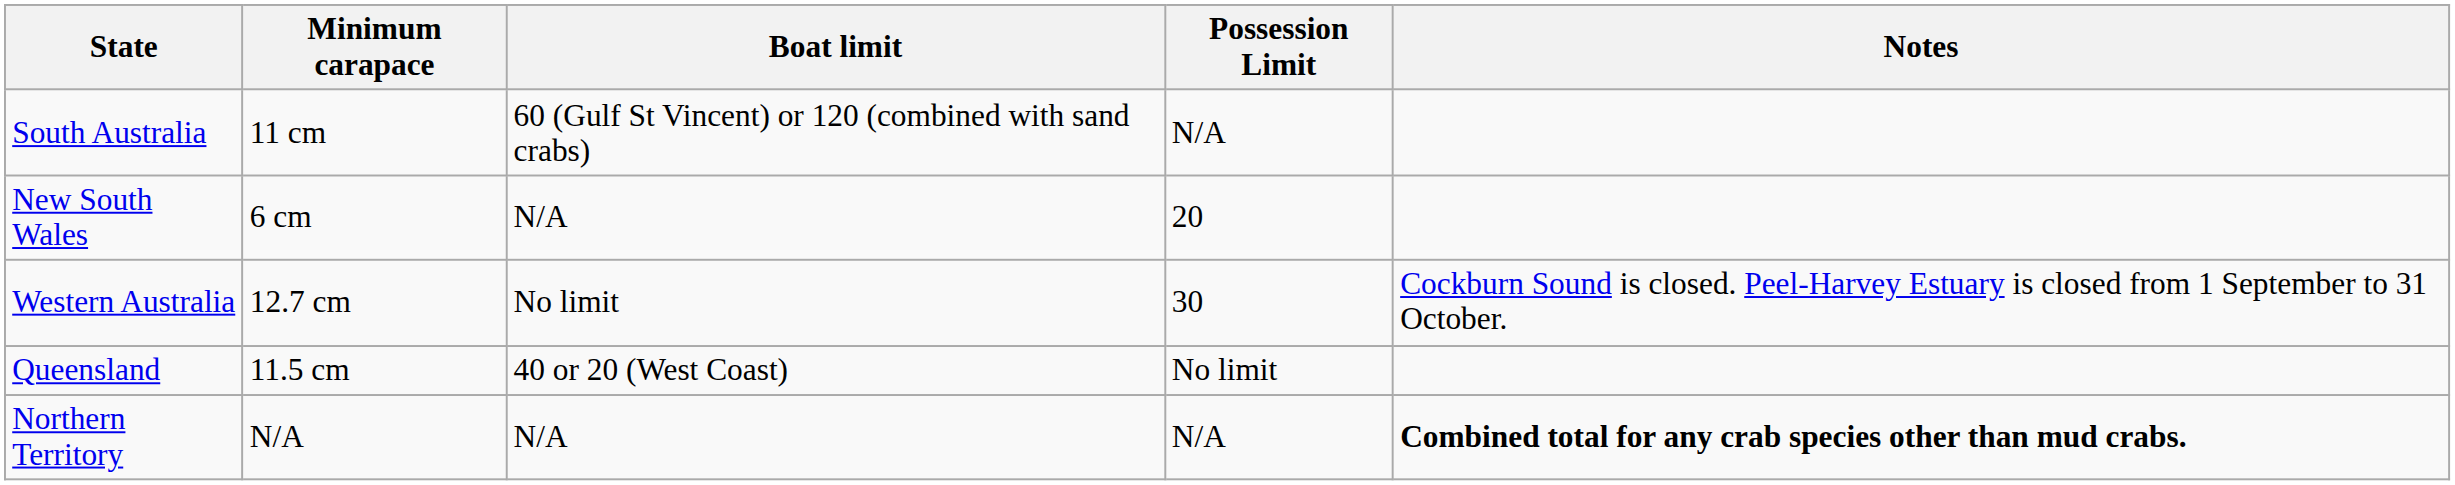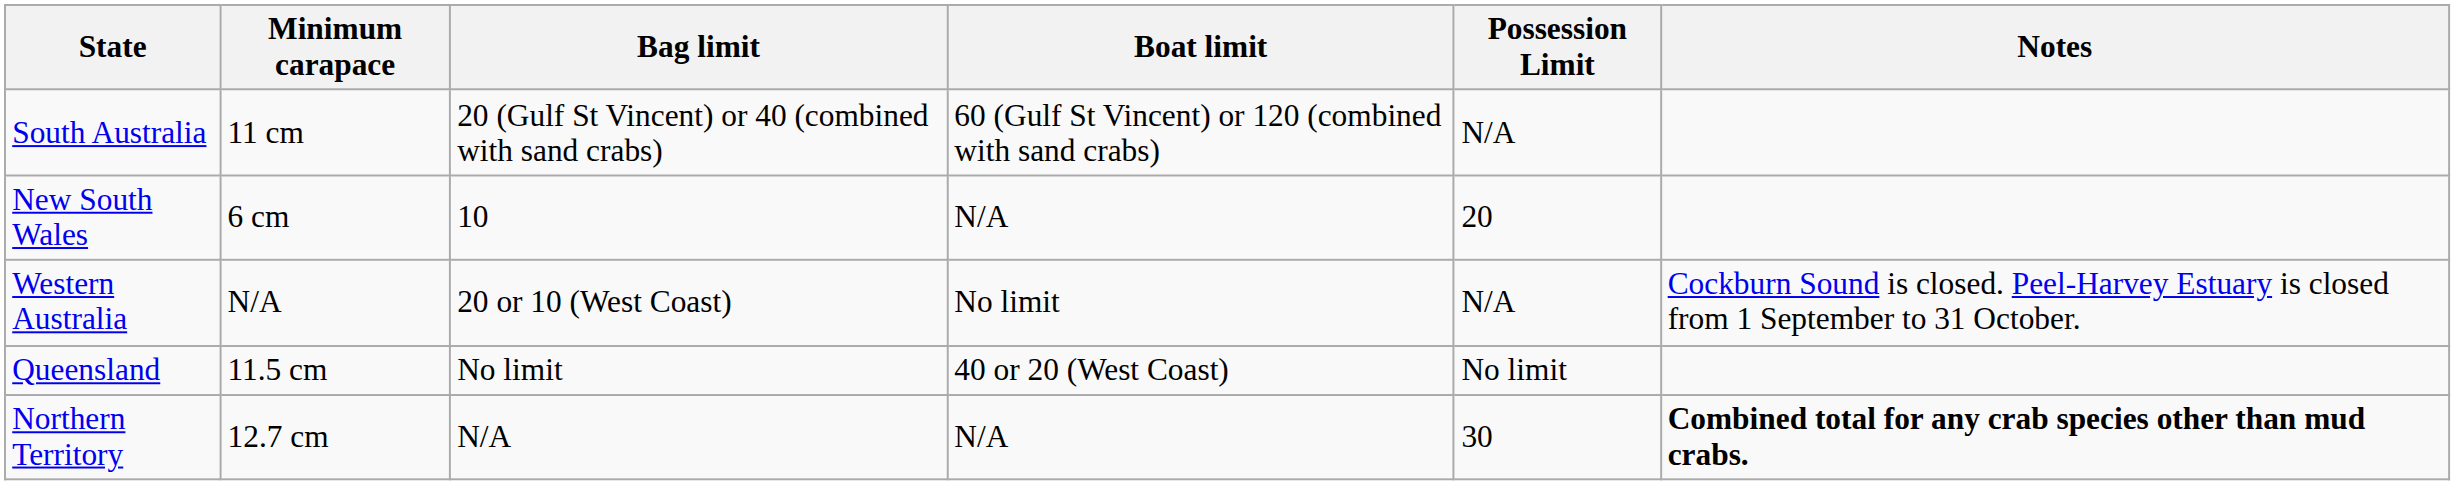+ column: (699, 47)
(300, 302) 12.7 cm -> (255, 302) N/A
(1188, 302) 30 -> (1488, 302) N/A
(277, 436) N/A -> (278, 436) 12.7 cm
(1199, 436) N/A -> (1477, 436) 30
